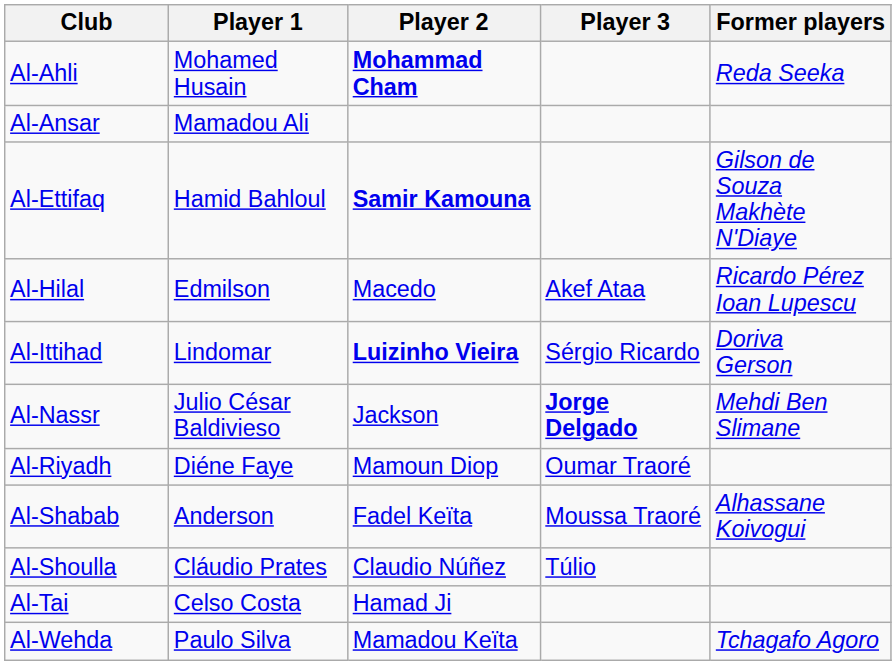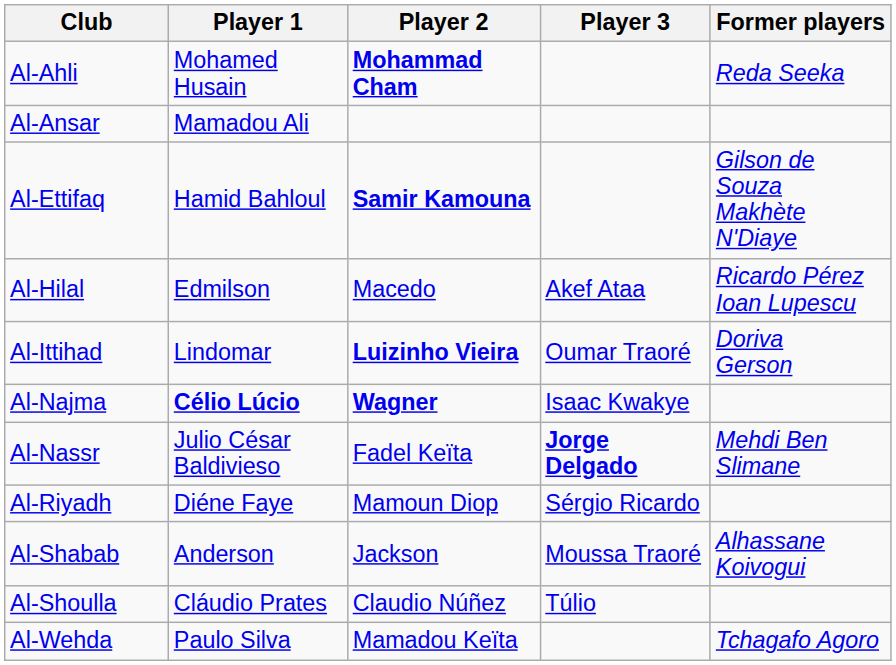(623, 352) Sérgio Ricardo -> (618, 352) Oumar Traoré
+ row: (58, 402)
(396, 416) Jackson -> (412, 453) Fadel Keïta
(618, 466) Oumar Traoré -> (623, 503) Sérgio Ricardo
(412, 516) Fadel Keïta -> (396, 553) Jackson
- row: (39, 603)
